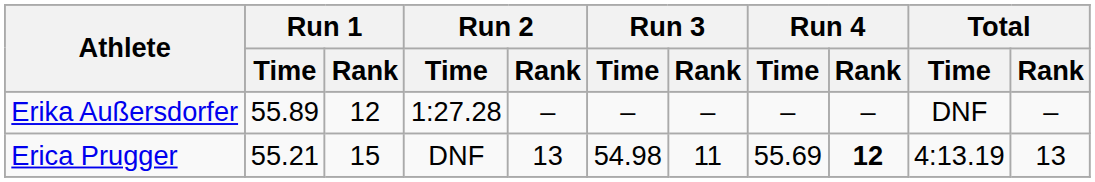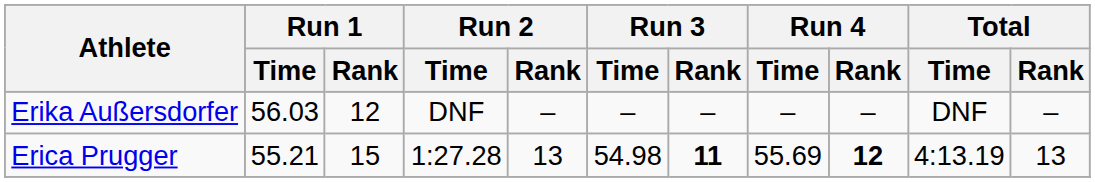(285, 113) 55.89 -> (285, 113) 56.03
(456, 113) 1:27.28 -> (456, 113) DNF
(456, 156) DNF -> (456, 156) 1:27.28
(708, 156) normal -> (708, 156) bold
